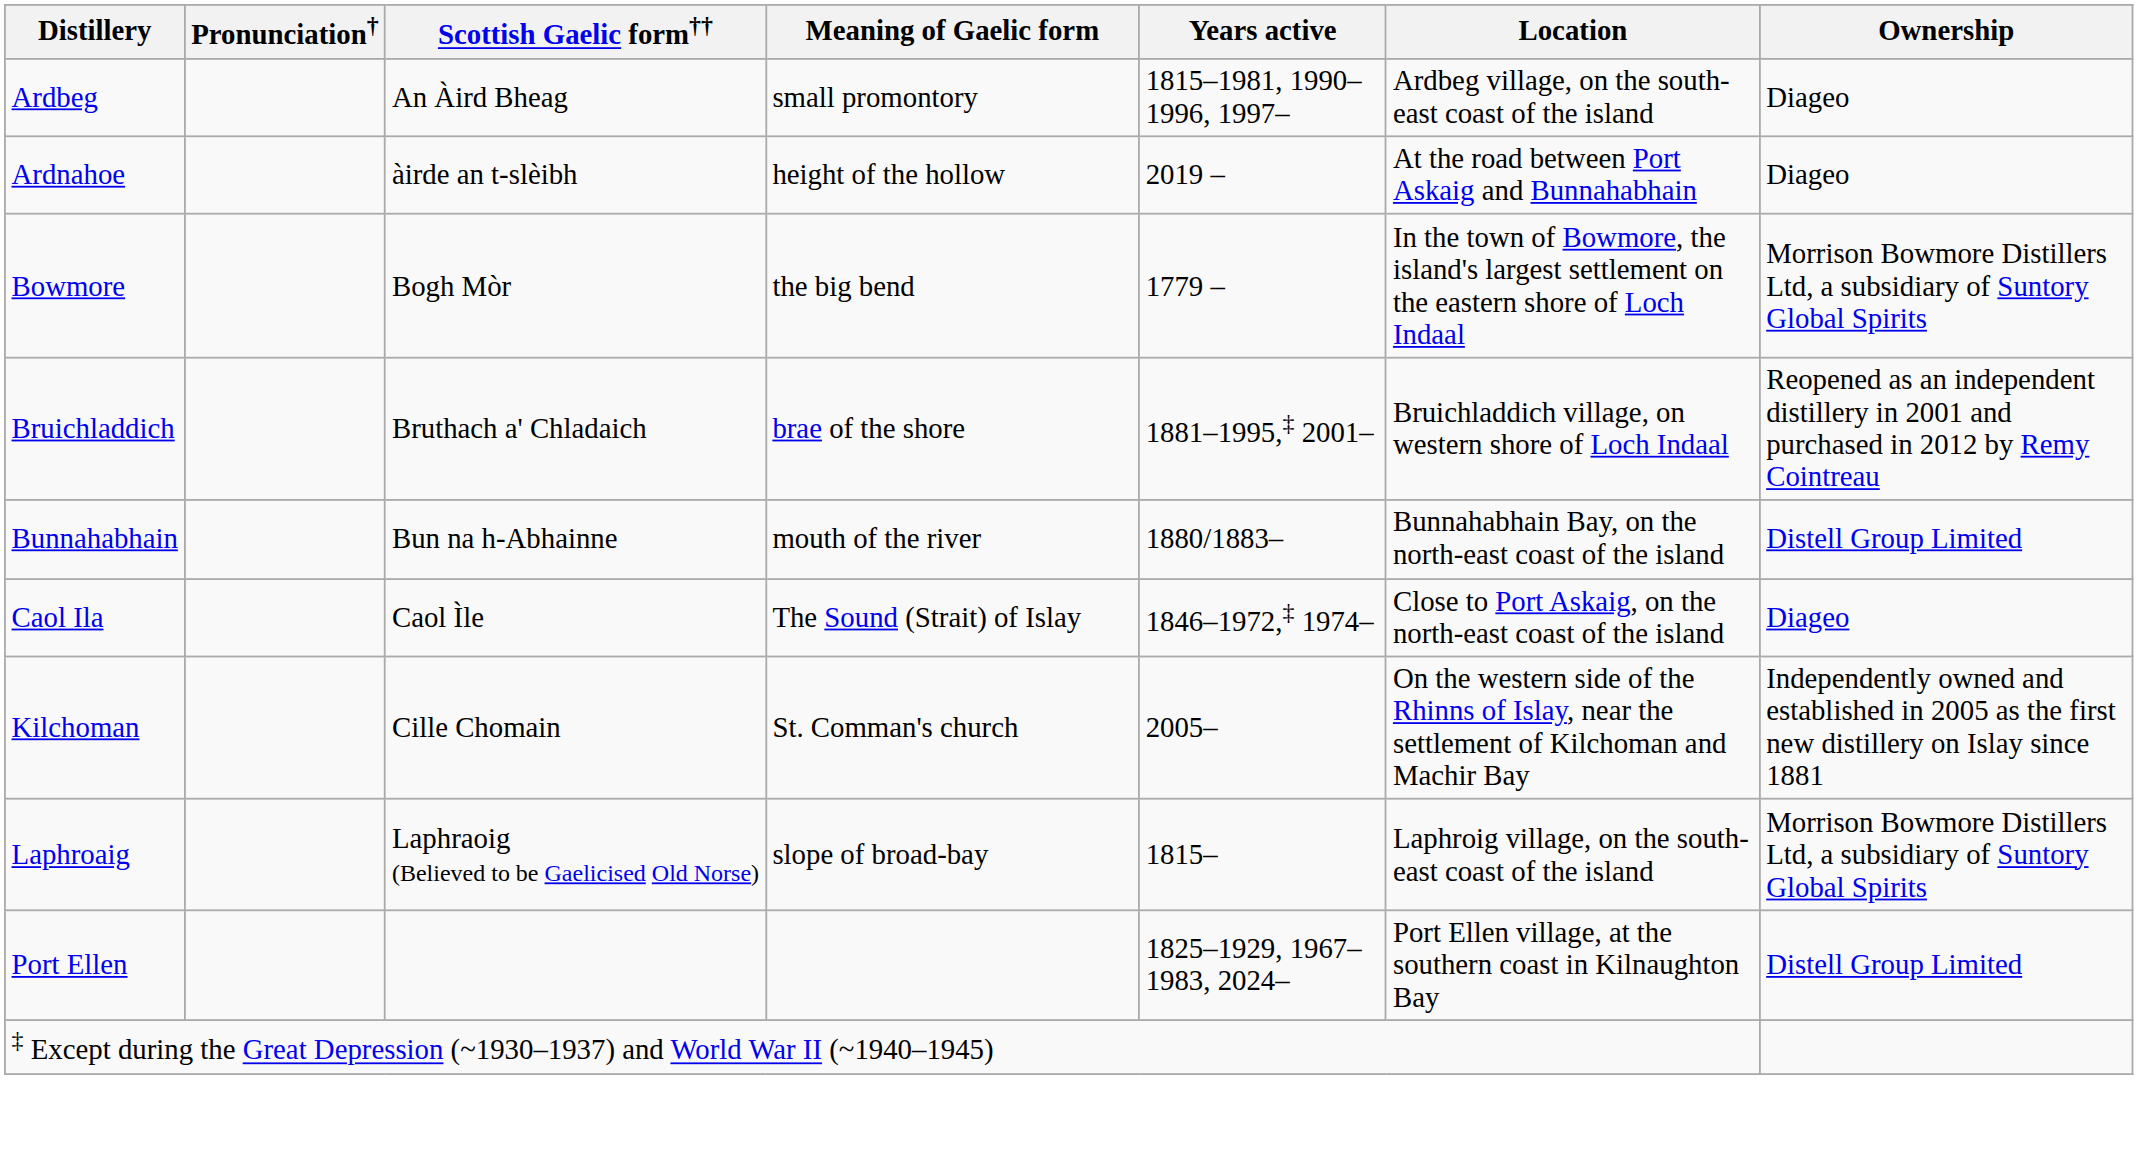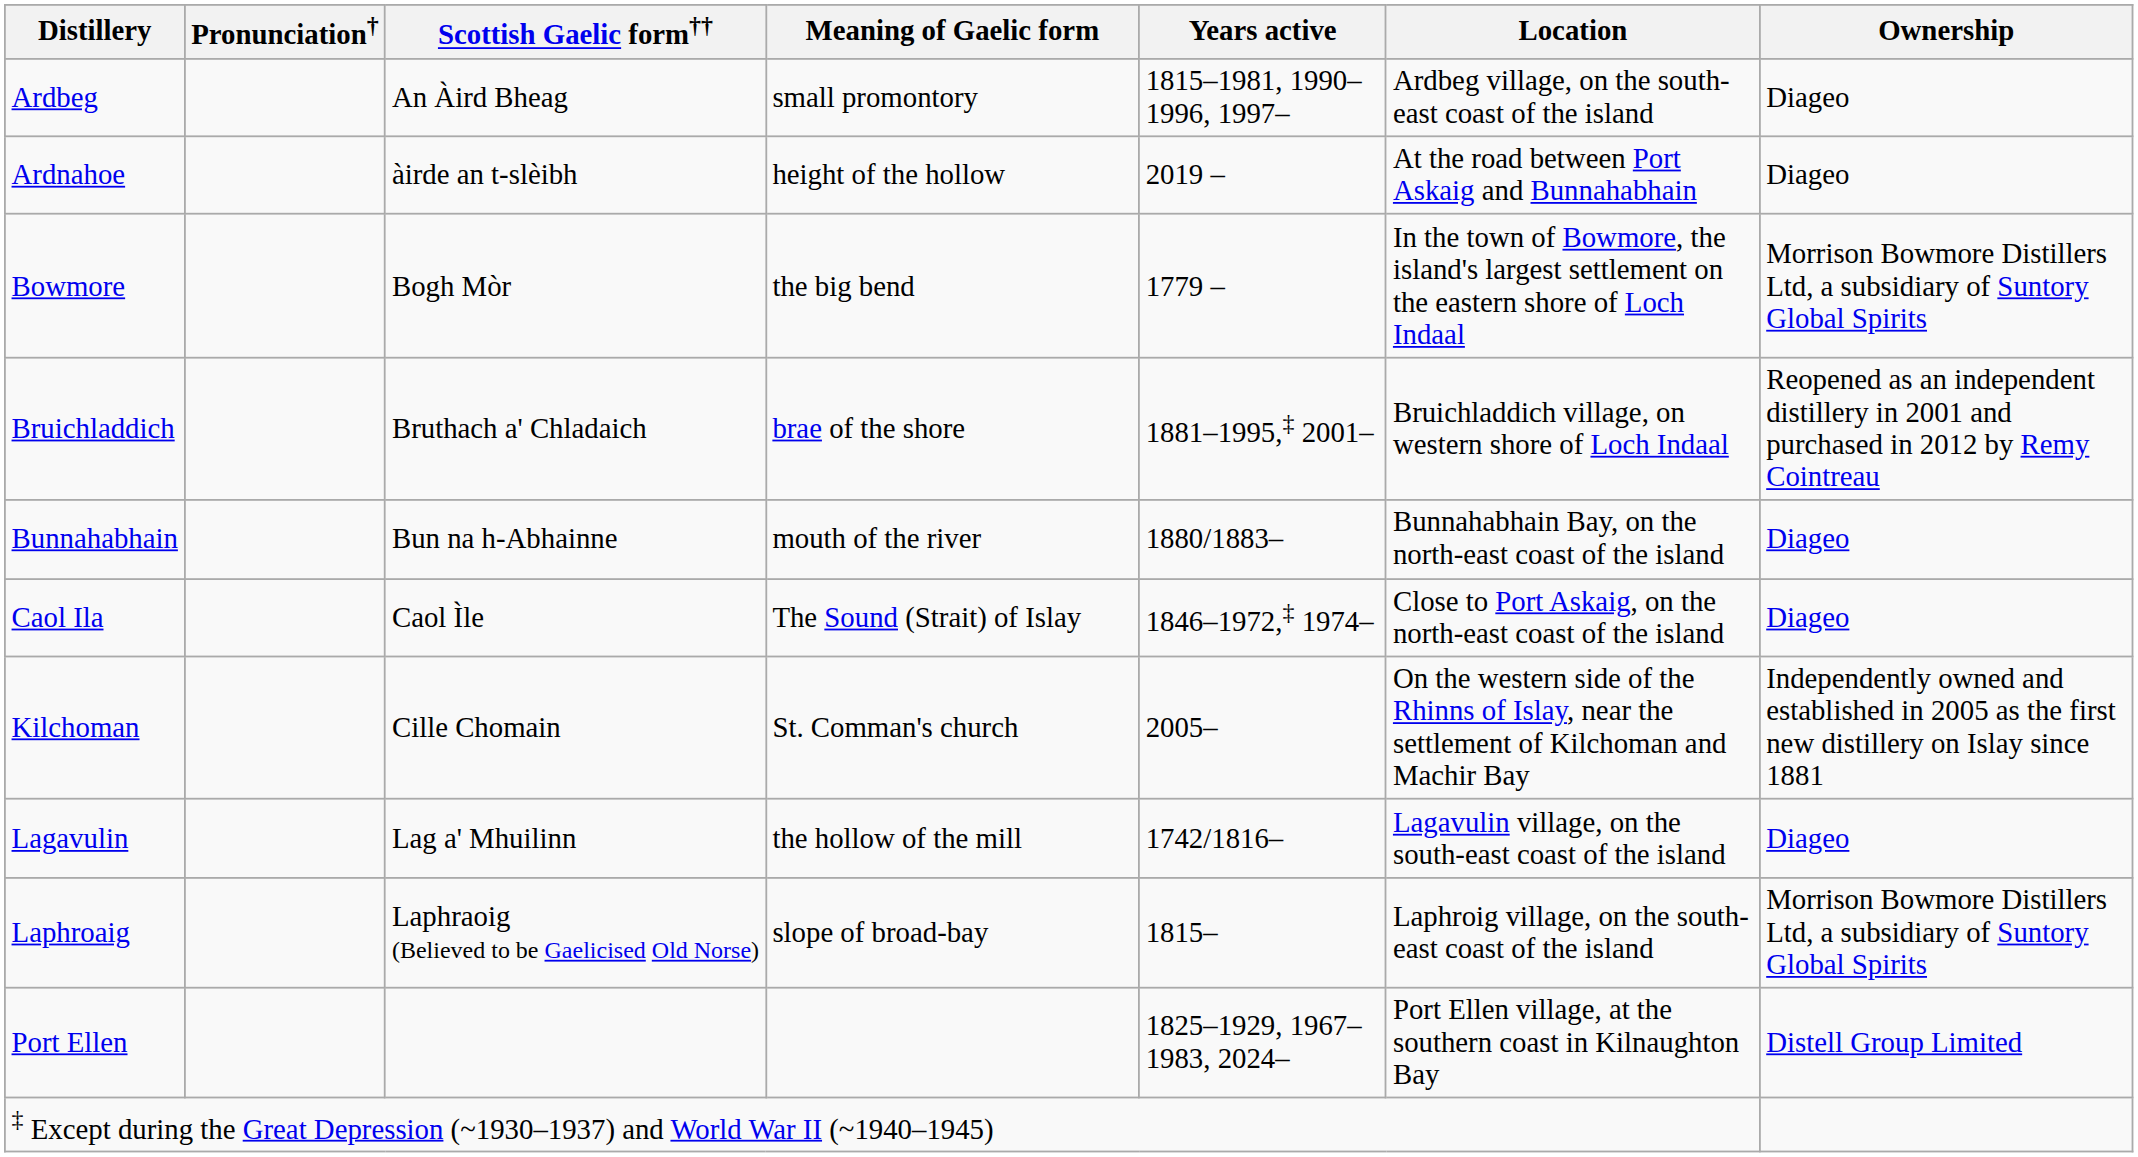(1894, 538) Distell Group Limited -> (1808, 538) Diageo
+ row: (70, 837)
